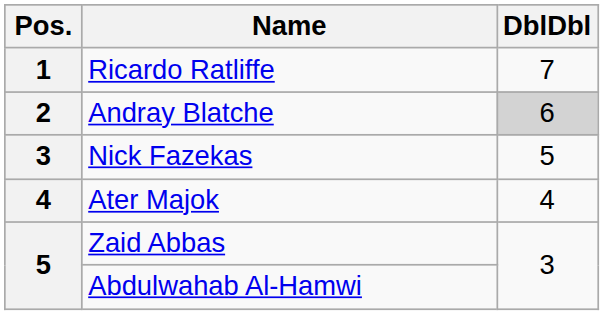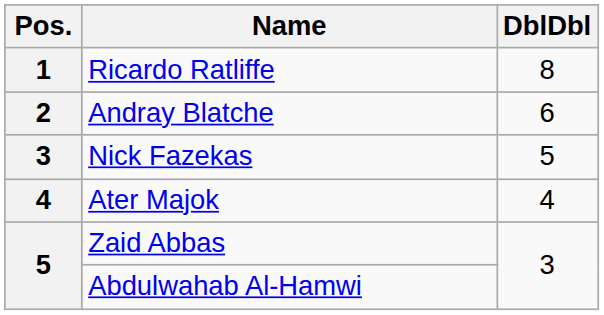(547, 69) 7 -> (547, 69) 8
(547, 112) lightgrey background -> (547, 112) no background
